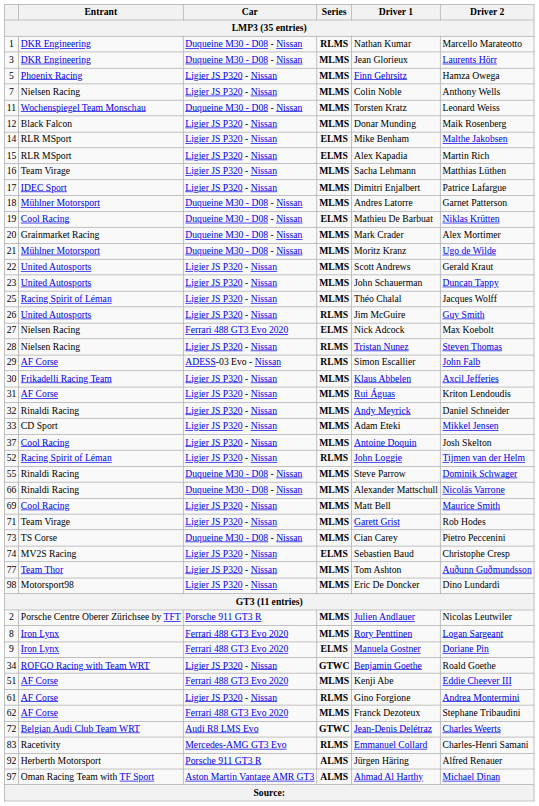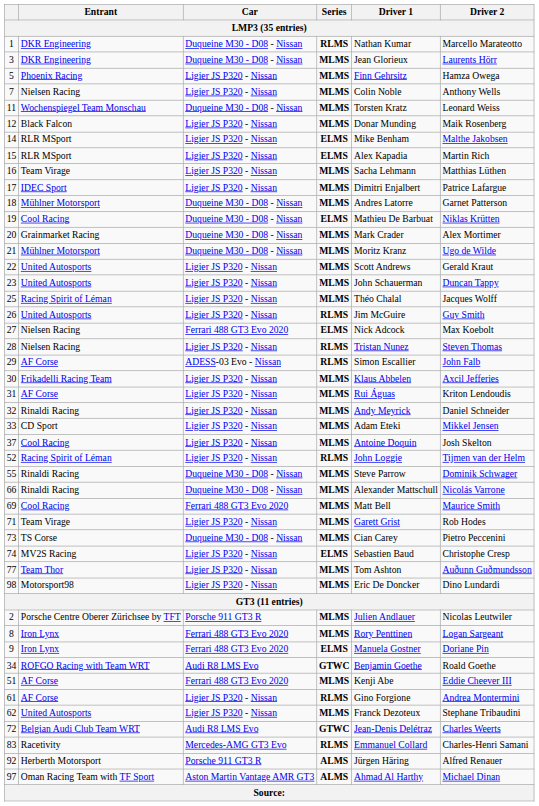(231, 505) Ligier JS P320 - Nissan -> (237, 505) Ferrari 488 GT3 Evo 2020
(231, 665) Ligier JS P320 - Nissan -> (222, 665) Audi R8 LMS Evo
(39, 713) AF Corse -> (56, 713) United Autosports
(237, 713) Ferrari 488 GT3 Evo 2020 -> (231, 713) Ligier JS P320 - Nissan
